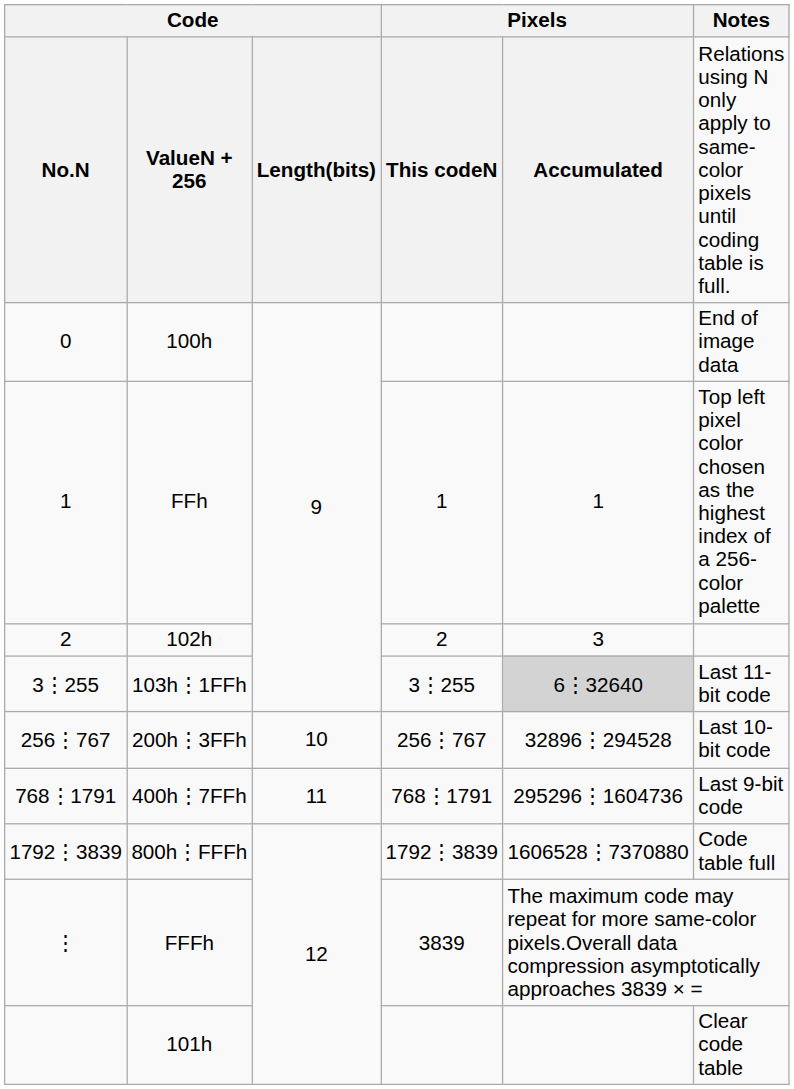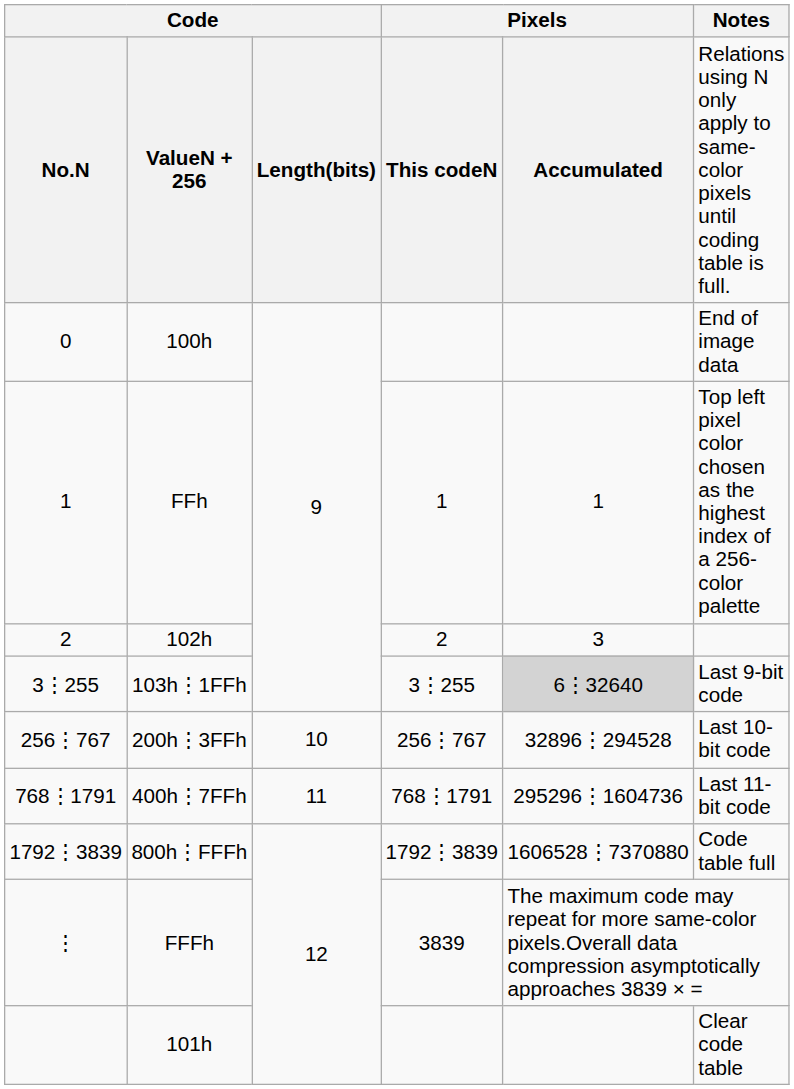(735, 683) Last 11-bit code -> (741, 683) Last 9-bit code
(741, 795) Last 9-bit code -> (735, 795) Last 11-bit code
